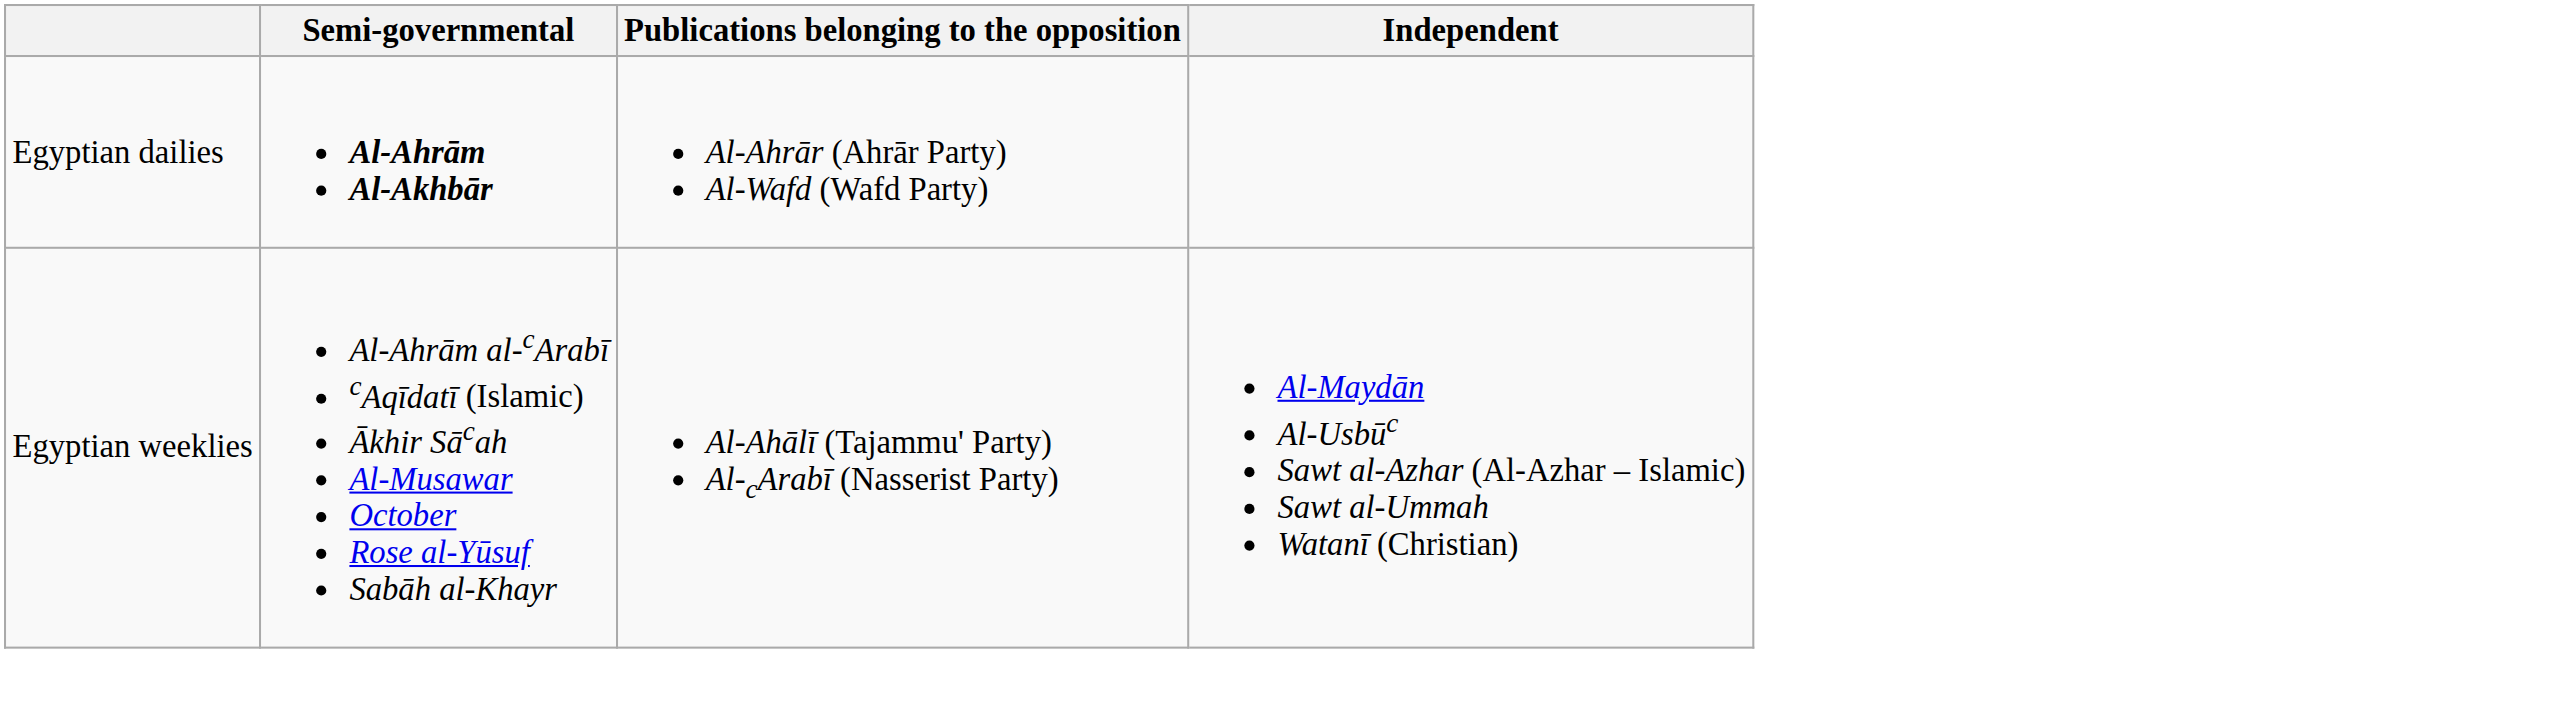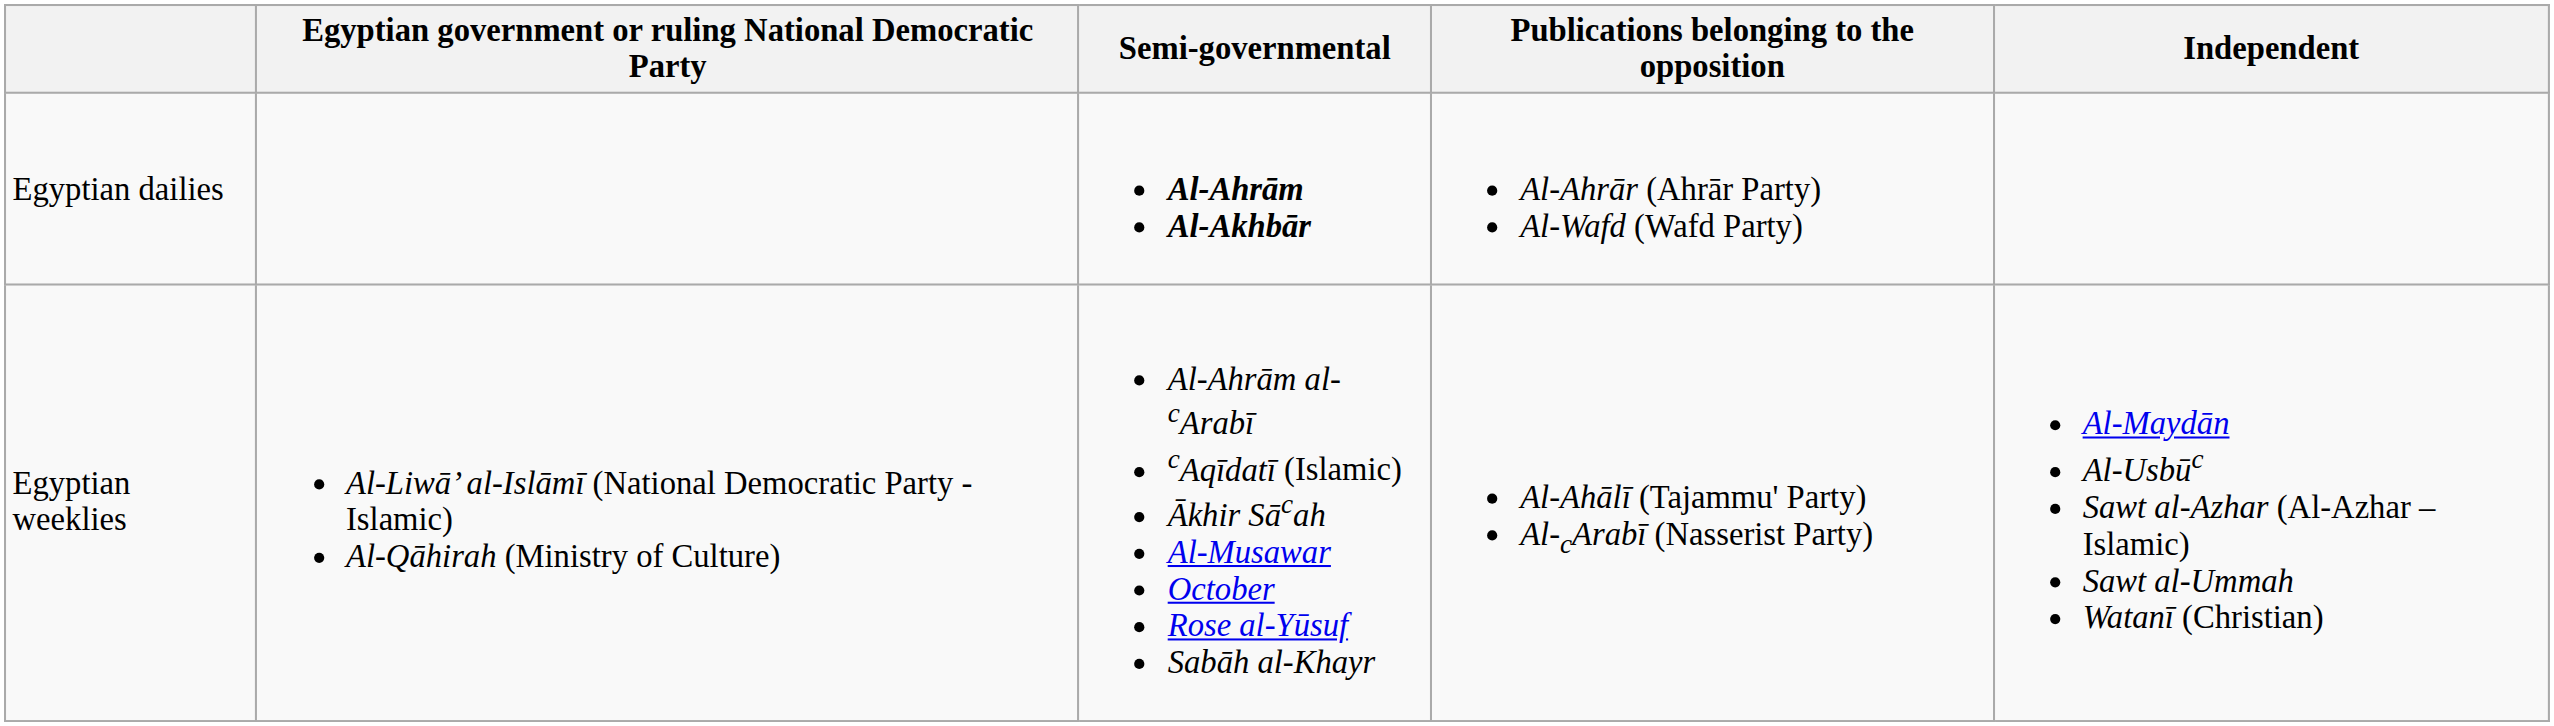+ column: (668, 48)
